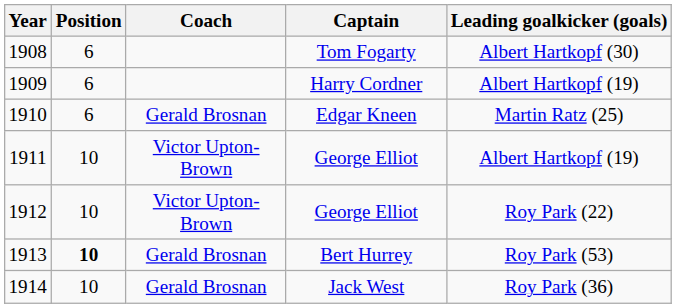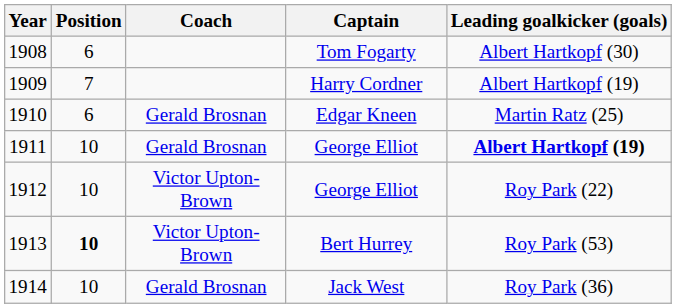(89, 83) 6 -> (89, 83) 7
(206, 158) Victor Upton-Brown -> (206, 146) Gerald Brosnan
(559, 158) normal -> (559, 146) bold
(206, 255) Gerald Brosnan -> (206, 243) Victor Upton-Brown
